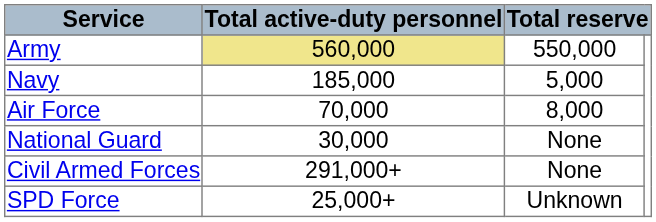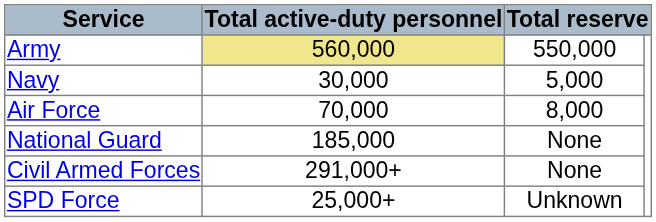(353, 80) 185,000 -> (353, 80) 30,000
(353, 140) 30,000 -> (353, 140) 185,000
